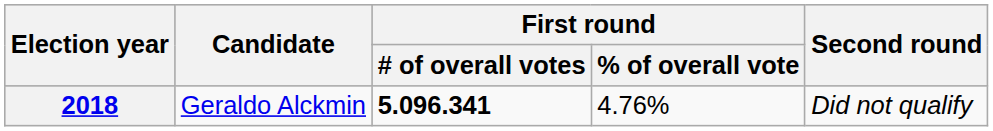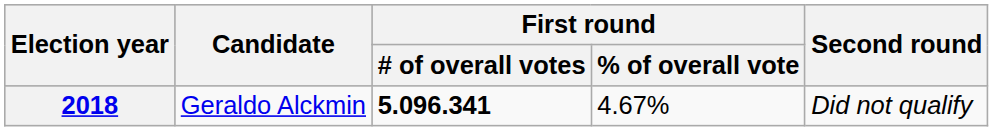(633, 105) 4.76% -> (633, 105) 4.67%
